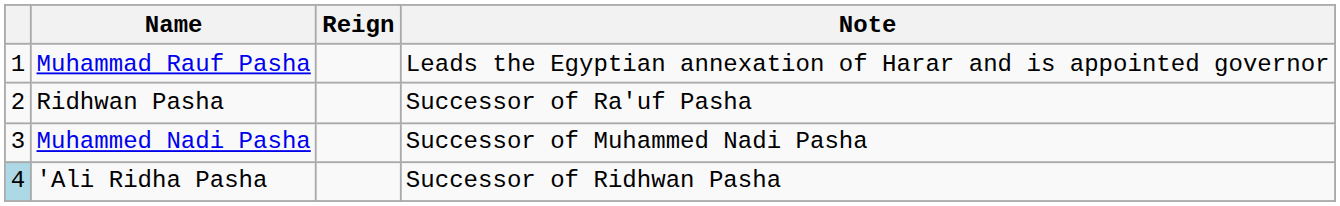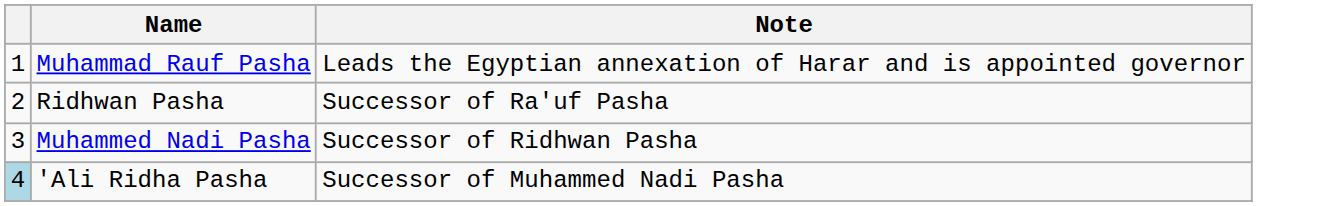- column: (358, 25)
(637, 142) Successor of Muhammed Nadi Pasha -> (510, 142) Successor of Ridhwan Pasha
(593, 181) Successor of Ridhwan Pasha -> (553, 181) Successor of Muhammed Nadi Pasha
